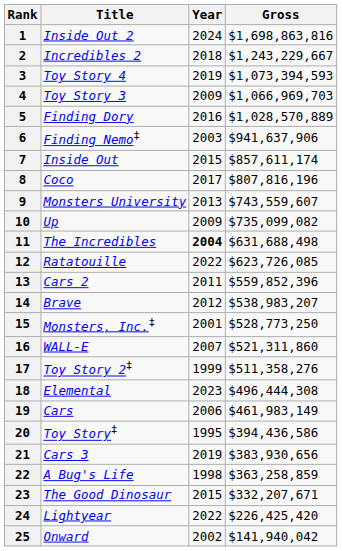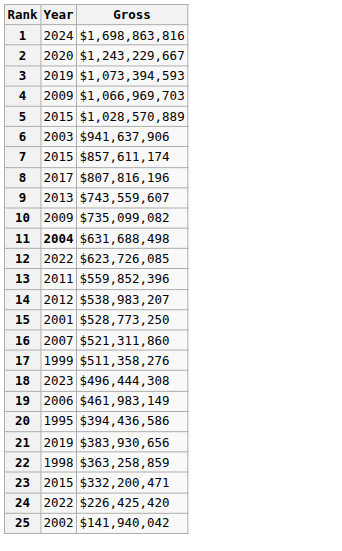- column: (115, 15)
(207, 55) 2018 -> (58, 55) 2020
(207, 116) 2016 -> (58, 116) 2015
(273, 495) $332,207,671 -> (125, 482) $332,200,471
